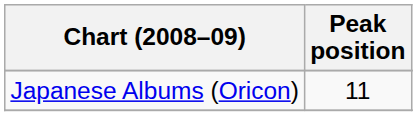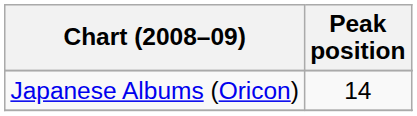(358, 90) 11 -> (358, 90) 14
